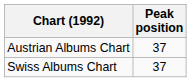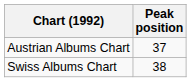(159, 67) 37 -> (159, 67) 38
